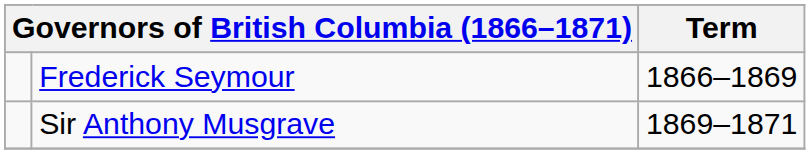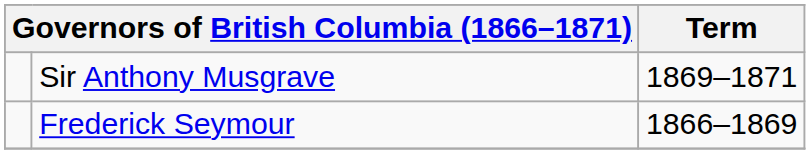rows swapped: (167, 76) <-> (187, 124)
